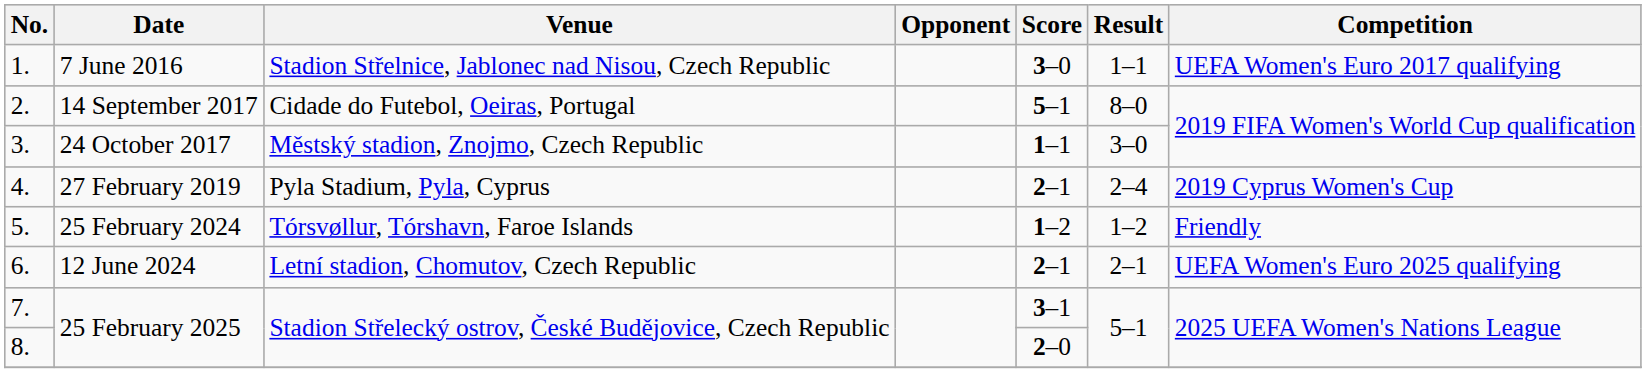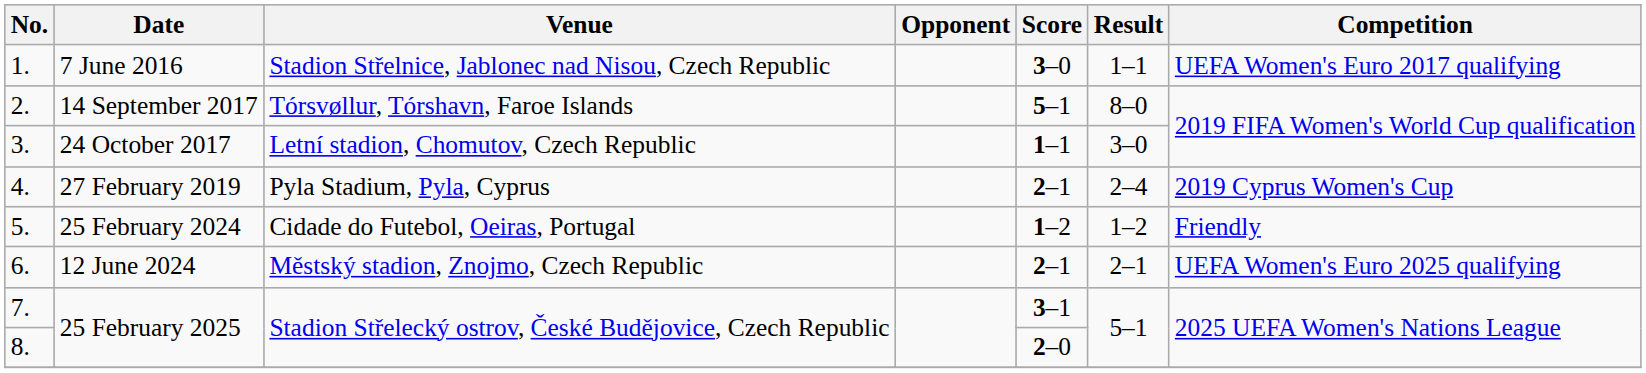(452, 105) Cidade do Futebol, Oeiras, Portugal -> (451, 105) Tórsvøllur, Tórshavn, Faroe Islands
(486, 145) Městský stadion, Znojmo, Czech Republic -> (483, 145) Letní stadion, Chomutov, Czech Republic
(451, 226) Tórsvøllur, Tórshavn, Faroe Islands -> (452, 226) Cidade do Futebol, Oeiras, Portugal
(483, 266) Letní stadion, Chomutov, Czech Republic -> (486, 266) Městský stadion, Znojmo, Czech Republic
